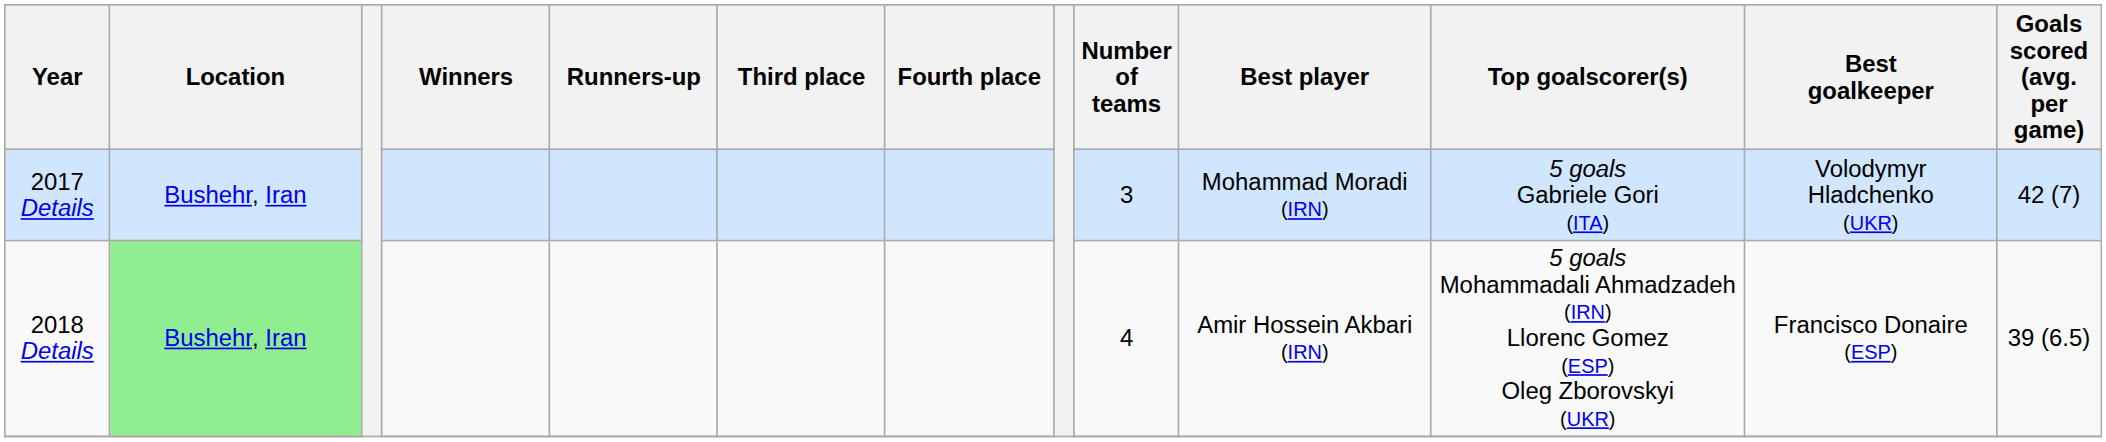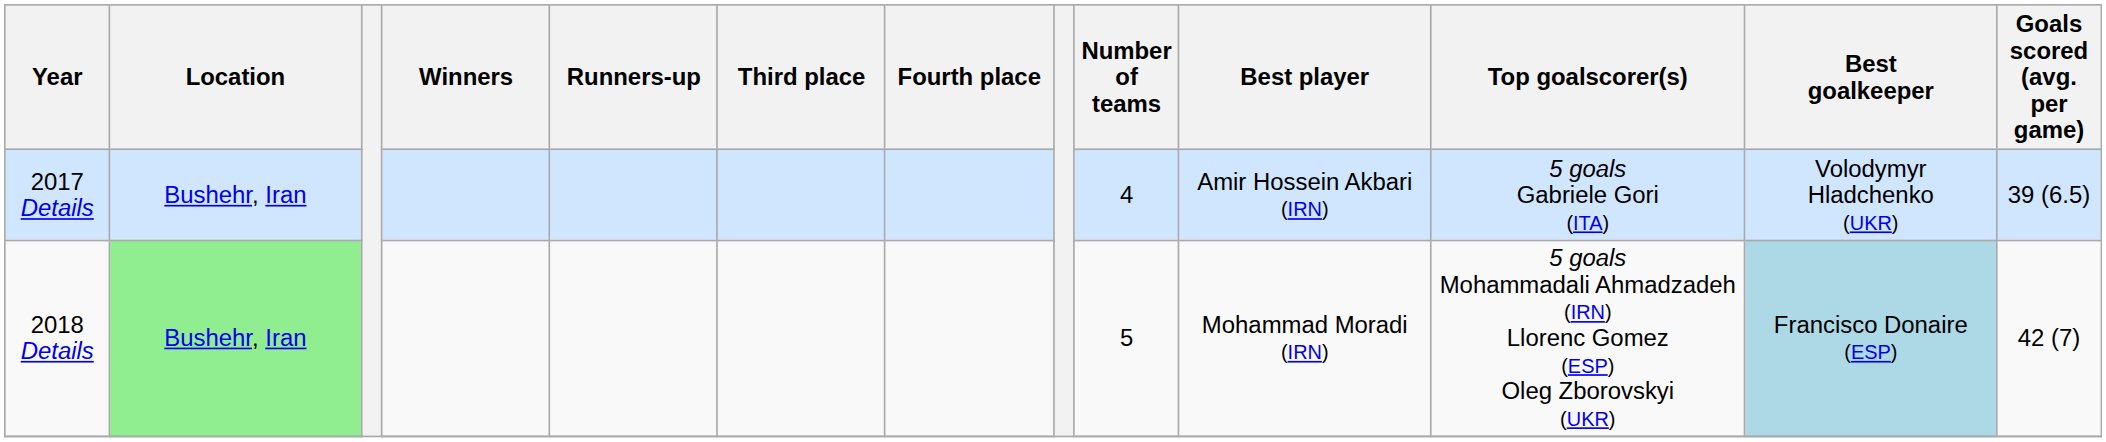(1127, 195) 3 -> (1127, 195) 4
(1305, 195) Mohammad Moradi (IRN) -> (1305, 195) Amir Hossein Akbari (IRN)
(2049, 195) 42 (7) -> (2049, 195) 39 (6.5)
(1127, 339) 4 -> (1127, 339) 5
(1305, 339) Amir Hossein Akbari (IRN) -> (1305, 339) Mohammad Moradi (IRN)
(1871, 339) no background -> (1871, 339) lightblue background
(2049, 339) 39 (6.5) -> (2049, 339) 42 (7)
